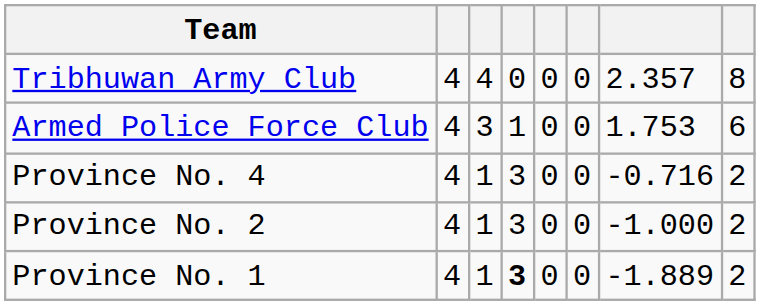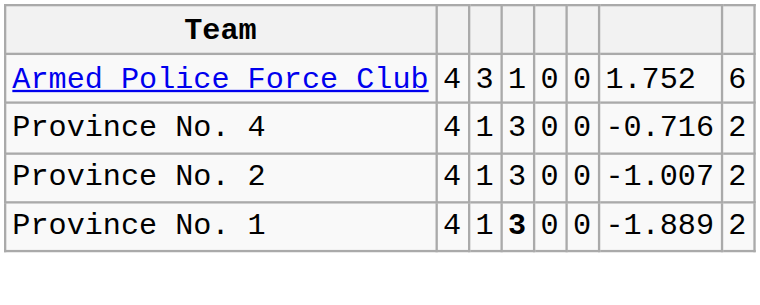- row: (184, 79)
(651, 128) 1.753 -> (651, 79) 1.752
(660, 226) -1.000 -> (660, 177) -1.007
